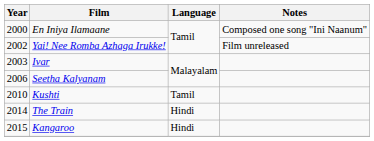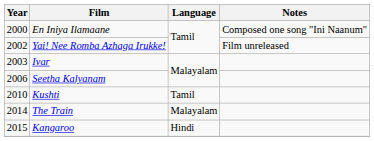(182, 111) Hindi -> (194, 111) Malayalam
